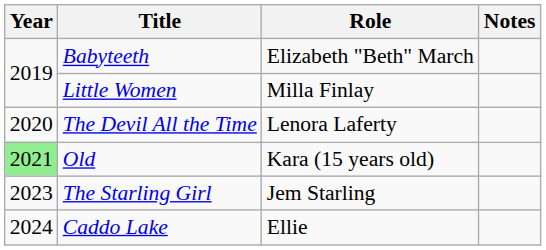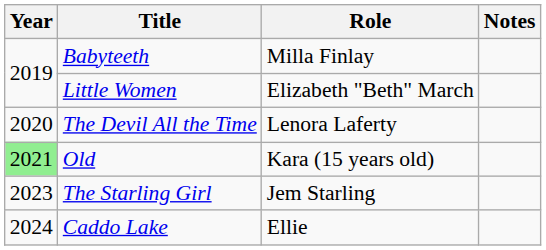(370, 55) Elizabeth "Beth" March -> (320, 55) Milla Finlay
(320, 90) Milla Finlay -> (370, 90) Elizabeth "Beth" March
